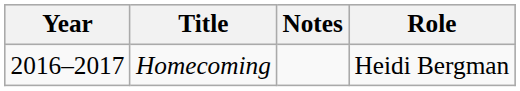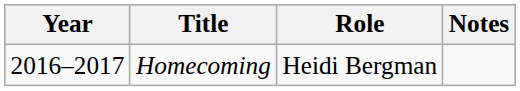columns swapped: (432, 24) <-> (313, 24)
